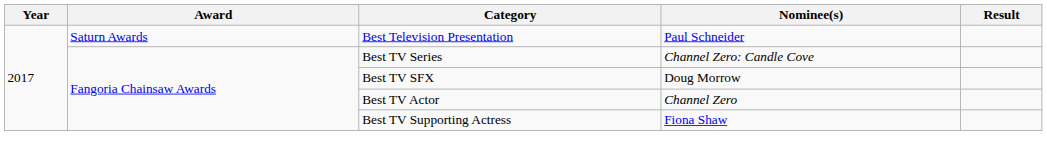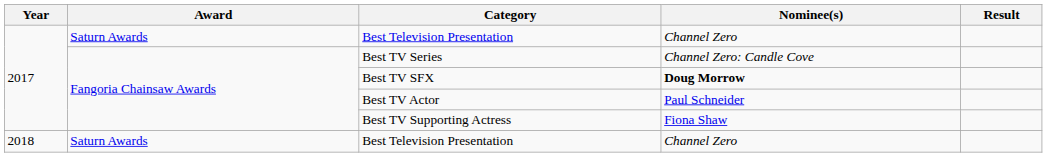(704, 36) Paul Schneider -> (701, 36) Channel Zero
(702, 78) normal -> (704, 78) bold
(701, 99) Channel Zero -> (704, 99) Paul Schneider
+ row: (21, 141)
